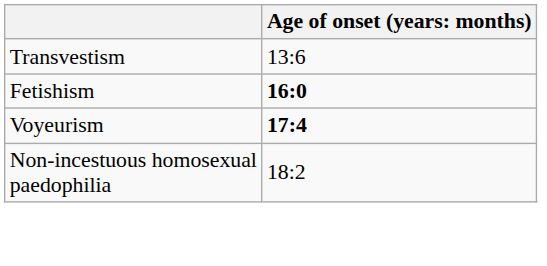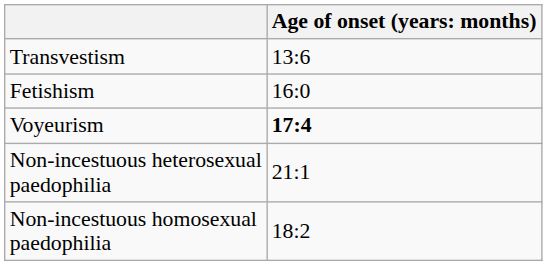(287, 90) bold -> (291, 90) normal
+ row: (136, 172)
